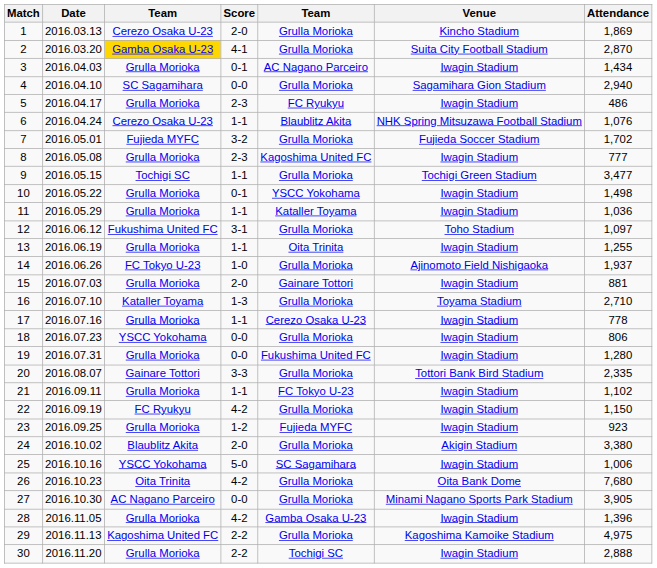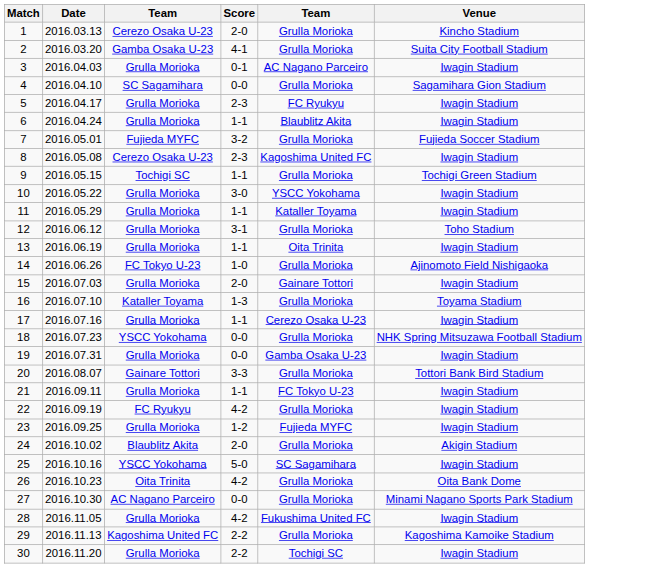- column: (618, 13)
(163, 49) gold background -> (163, 49) no background
(163, 121) Cerezo Osaka U-23 -> (163, 121) Grulla Morioka
(479, 121) NHK Spring Mitsuzawa Football Stadium -> (479, 121) Iwagin Stadium
(163, 157) Grulla Morioka -> (163, 157) Cerezo Osaka U-23
(239, 193) 0-1 -> (239, 193) 3-0
(163, 229) Fukushima United FC -> (163, 229) Grulla Morioka
(479, 337) Iwagin Stadium -> (479, 337) NHK Spring Mitsuzawa Football Stadium
(316, 355) Fukushima United FC -> (316, 355) Gamba Osaka U-23
(316, 517) Gamba Osaka U-23 -> (316, 517) Fukushima United FC
